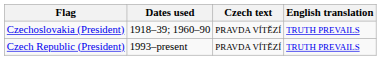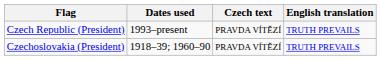rows swapped: (66, 47) <-> (66, 30)
